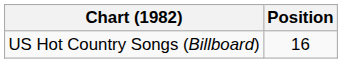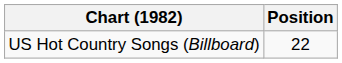(300, 44) 16 -> (300, 44) 22
